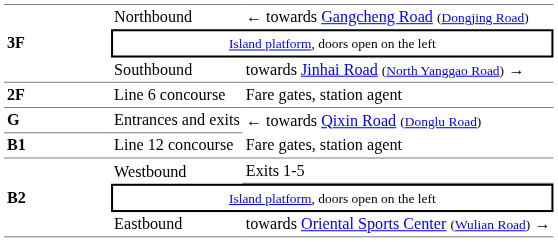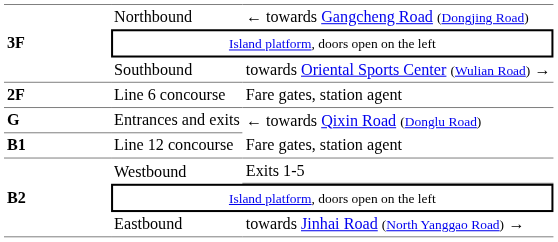(385, 69) towards Jinhai Road (North Yanggao Road) → -> (398, 69) towards Oriental Sports Center (Wulian Road) →
(398, 224) towards Oriental Sports Center (Wulian Road) → -> (385, 224) towards Jinhai Road (North Yanggao Road) →
